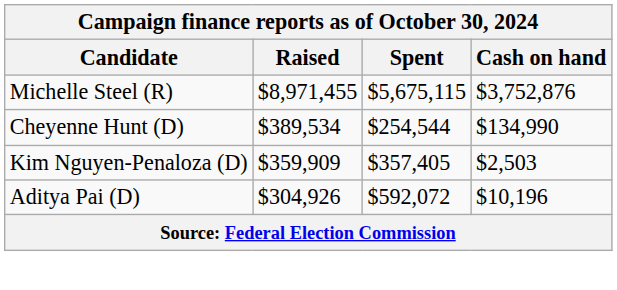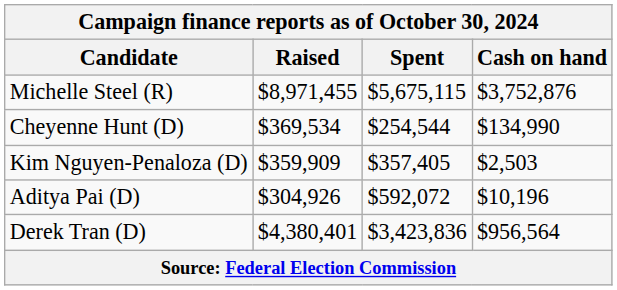(299, 127) $389,534 -> (299, 127) $369,534
+ row: (78, 232)
